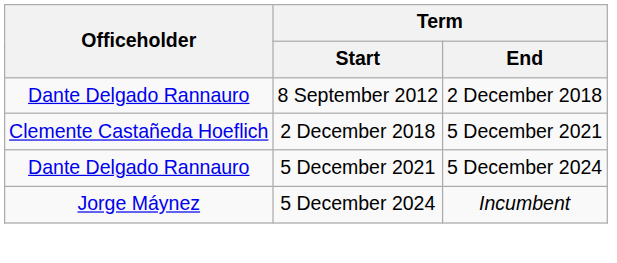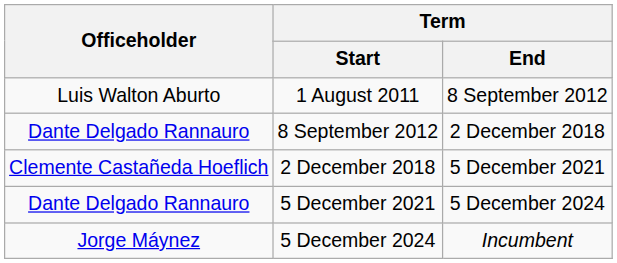+ row: (358, 95)
